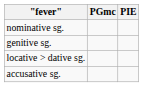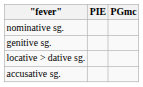columns swapped: (128, 12) <-> (103, 12)
